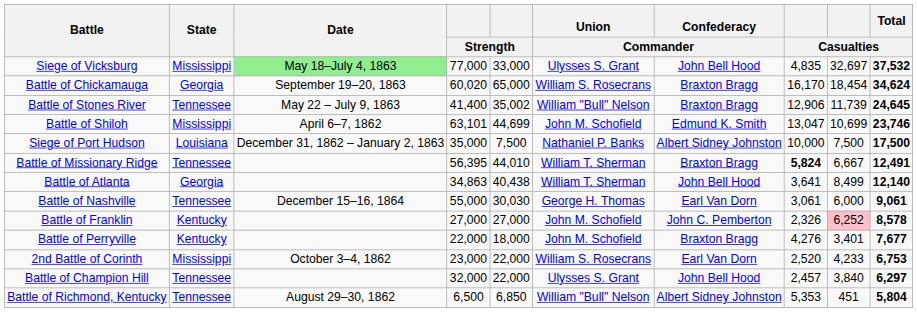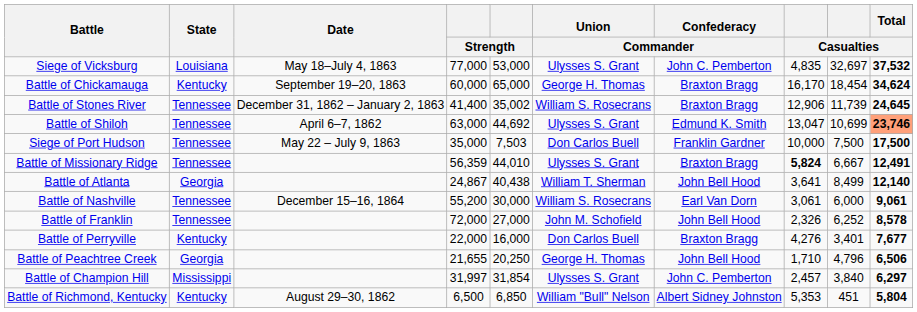(202, 66) Mississippi -> (202, 66) Louisiana
(340, 66) lightgreen background -> (340, 66) no background
(511, 66) 33,000 -> (511, 66) 53,000
(719, 66) John Bell Hood -> (719, 66) John C. Pemberton
(202, 85) Georgia -> (202, 85) Kentucky
(468, 85) 60,020 -> (468, 85) 60,000
(593, 85) William S. Rosecrans -> (593, 85) George H. Thomas
(340, 104) May 22 – July 9, 1863 -> (340, 104) December 31, 1862 – January 2, 1863
(593, 104) William "Bull" Nelson -> (593, 104) William S. Rosecrans
(202, 124) Mississippi -> (202, 124) Tennessee
(468, 124) 63,101 -> (468, 124) 63,000
(511, 124) 44,699 -> (511, 124) 44,692
(593, 124) John M. Schofield -> (593, 124) Ulysses S. Grant
(891, 124) no background -> (891, 124) lightsalmon background
(202, 143) Louisiana -> (202, 143) Tennessee
(340, 143) December 31, 1862 – January 2, 1863 -> (340, 143) May 22 – July 9, 1863
(511, 143) 7,500 -> (511, 143) 7,503
(593, 143) Nathaniel P. Banks -> (593, 143) Don Carlos Buell
(719, 143) Albert Sidney Johnston -> (719, 143) Franklin Gardner
(468, 162) 56,395 -> (468, 162) 56,359
(593, 162) William T. Sherman -> (593, 162) Ulysses S. Grant
(468, 182) 34,863 -> (468, 182) 24,867
(468, 201) 55,000 -> (468, 201) 55,200
(511, 201) 30,030 -> (511, 201) 30,000
(593, 201) George H. Thomas -> (593, 201) William S. Rosecrans
(202, 220) Kentucky -> (202, 220) Tennessee
(468, 220) 27,000 -> (468, 220) 72,000
(719, 220) John C. Pemberton -> (719, 220) John Bell Hood
(849, 220) pink background -> (849, 220) no background
(511, 239) 18,000 -> (511, 239) 16,000
(593, 239) John M. Schofield -> (593, 239) Don Carlos Buell
- row: (87, 259)
+ row: (87, 259)
(202, 278) Tennessee -> (202, 278) Mississippi
(468, 278) 32,000 -> (468, 278) 31,997
(511, 278) 22,000 -> (511, 278) 31,854
(719, 278) John Bell Hood -> (719, 278) John C. Pemberton
(202, 297) Tennessee -> (202, 297) Kentucky
